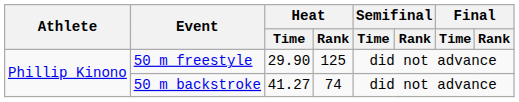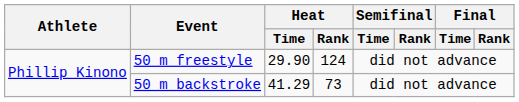(333, 61) 125 -> (333, 61) 124
(289, 85) 41.27 -> (289, 85) 41.29
(333, 85) 74 -> (333, 85) 73
